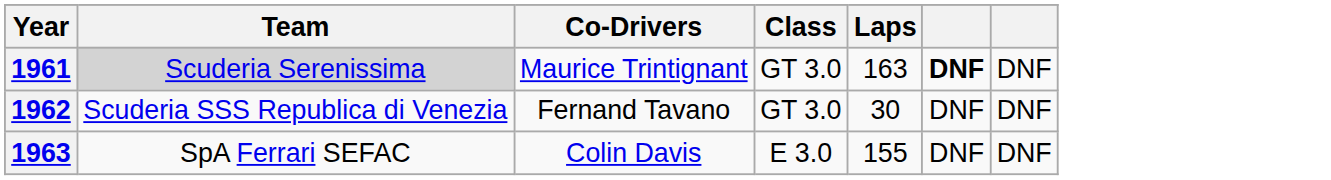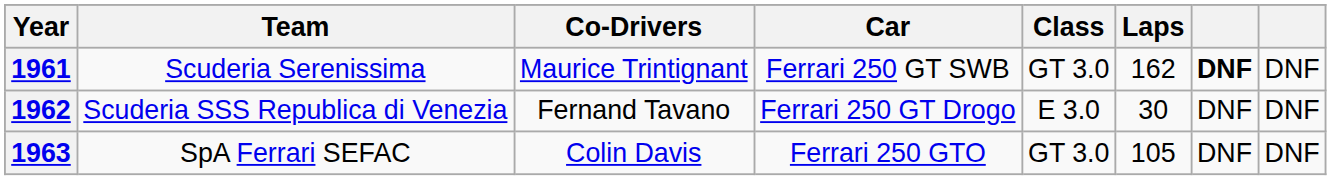+ column: (888, 26)
(295, 69) lightgrey background -> (295, 69) no background
(885, 69) 163 -> (1153, 69) 162
(801, 111) GT 3.0 -> (1069, 111) E 3.0
(801, 153) E 3.0 -> (1069, 153) GT 3.0
(885, 153) 155 -> (1153, 153) 105
